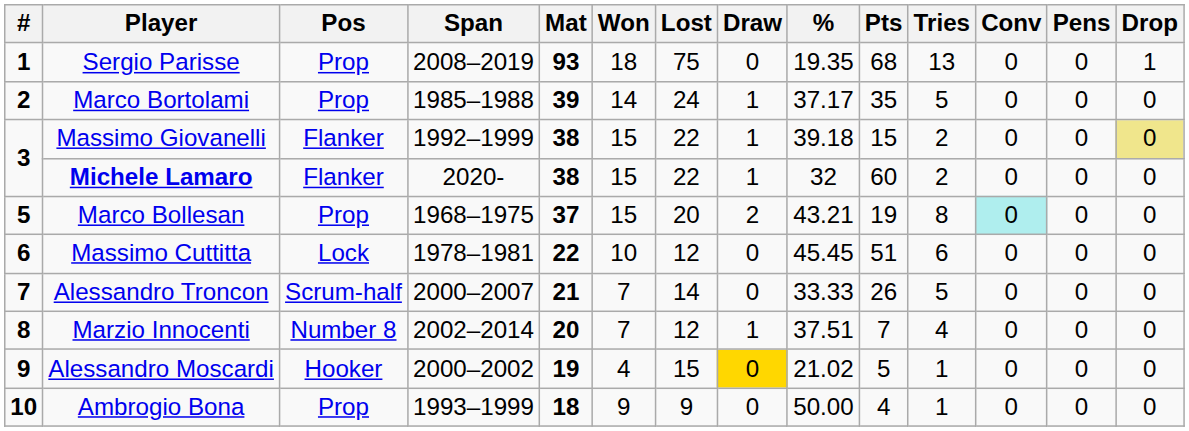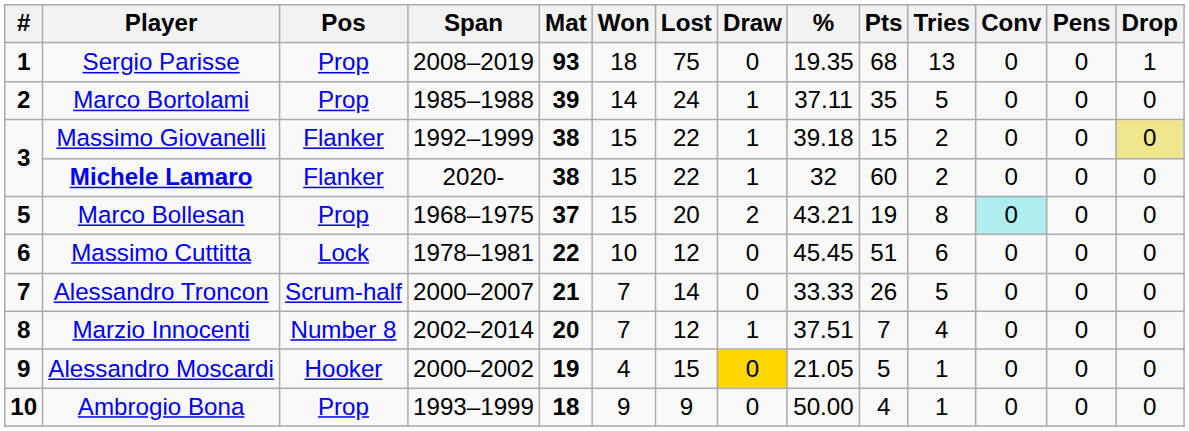(823, 100) 37.17 -> (823, 100) 37.11
(823, 368) 21.02 -> (823, 368) 21.05
